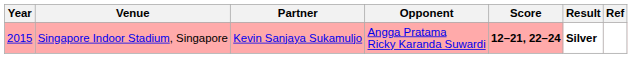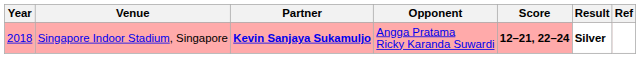(20, 38) 2015 -> (20, 38) 2018
(298, 38) normal -> (302, 38) bold
